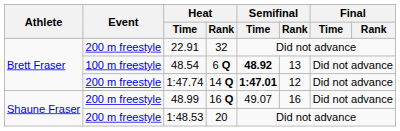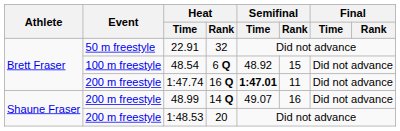(123, 48) 200 m freestyle -> (120, 48) 50 m freestyle
(258, 65) bold -> (258, 65) normal
(295, 65) 13 -> (295, 65) 15
(221, 83) 14 Q -> (221, 83) 16 Q
(295, 83) 12 -> (295, 83) 11
(221, 100) 16 Q -> (221, 100) 14 Q
